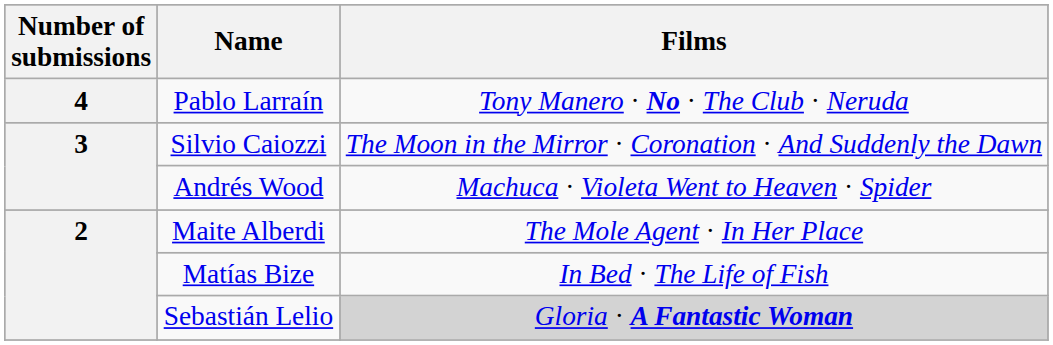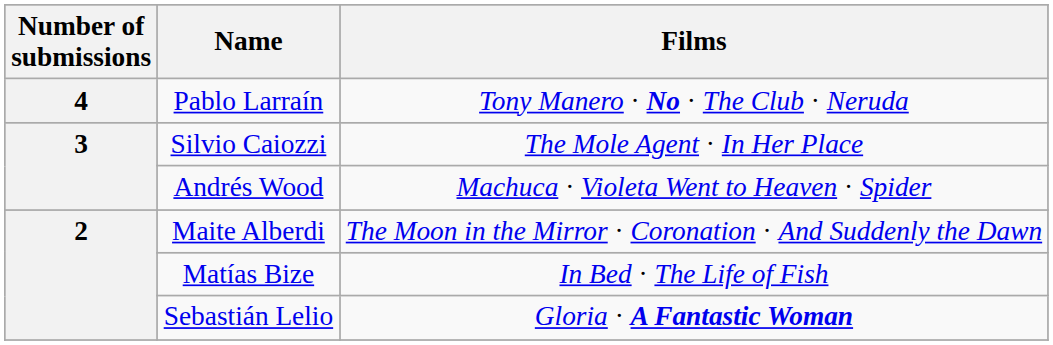(694, 143) The Moon in the Mirror · Coronation · And Suddenly the Dawn -> (694, 143) The Mole Agent · In Her Place
(694, 230) The Mole Agent · In Her Place -> (694, 230) The Moon in the Mirror · Coronation · And Suddenly the Dawn
(694, 317) lightgrey background -> (694, 317) no background
